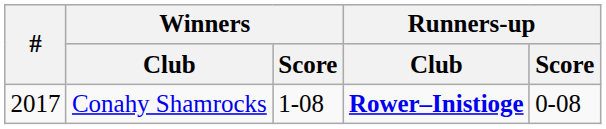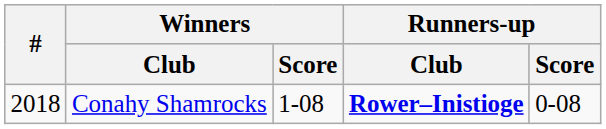(35, 103) 2017 -> (35, 103) 2018
